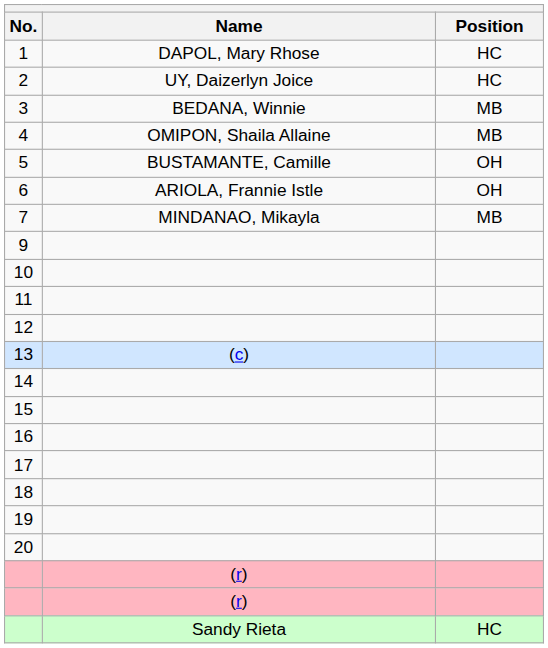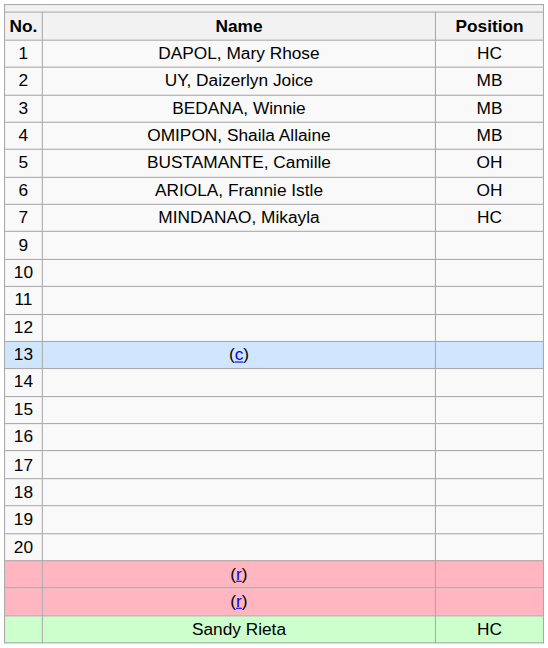(490, 80) HC -> (490, 80) MB
(490, 218) MB -> (490, 218) HC
